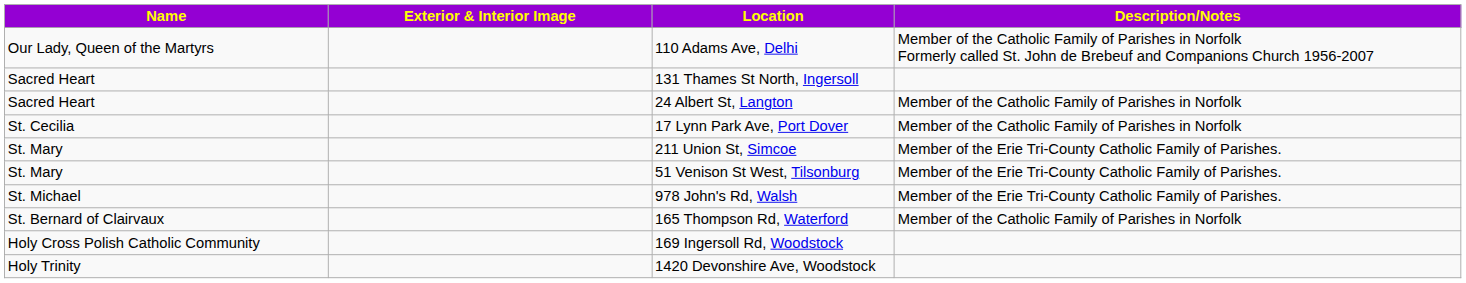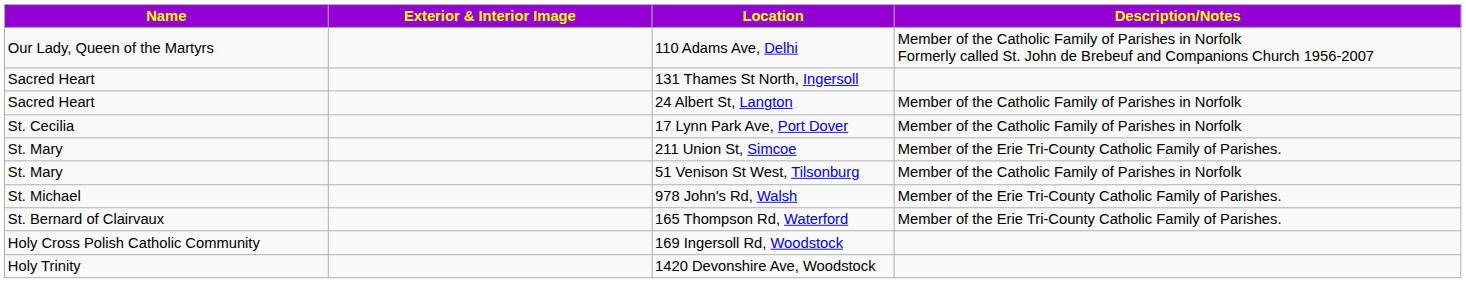(1090, 172) Member of the Erie Tri-County Catholic Family of Parishes. -> (1070, 172) Member of the Catholic Family of Parishes in Norfolk
(1070, 219) Member of the Catholic Family of Parishes in Norfolk -> (1090, 219) Member of the Erie Tri-County Catholic Family of Parishes.
